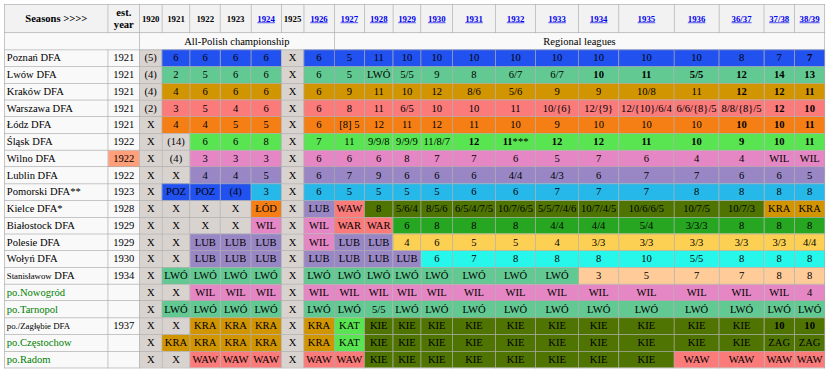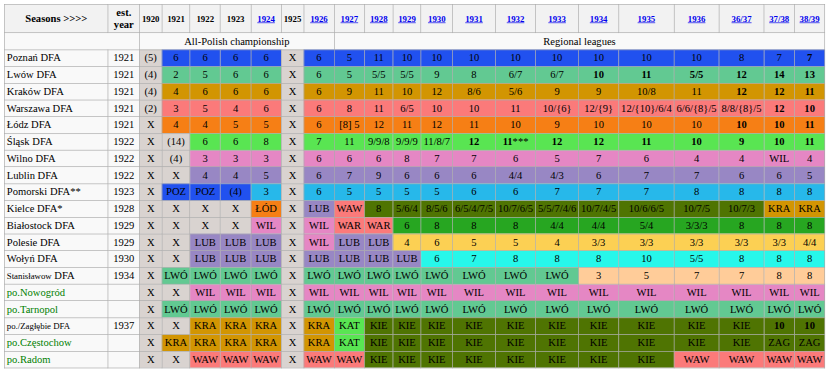(379, 74) LWÓ -> (379, 74) 5/5
(124, 158) lightsalmon background -> (124, 158) no background
(810, 158) WIL -> (810, 158) 4
(810, 292) 4 -> (810, 292) WIL
(379, 309) 5/5 -> (379, 309) LWÓ
